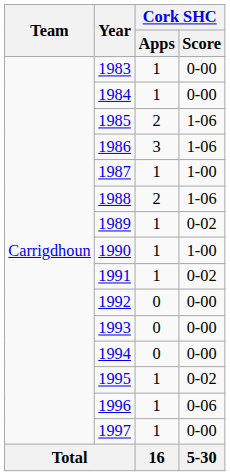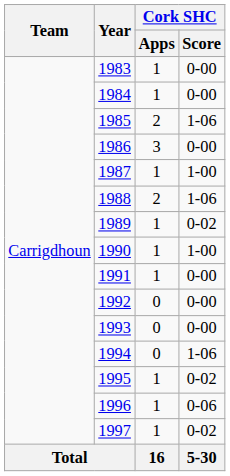(202, 146) 1-06 -> (202, 146) 0-00
(202, 276) 0-02 -> (202, 276) 0-00
(202, 353) 0-00 -> (202, 353) 1-06
(202, 431) 0-00 -> (202, 431) 0-02
